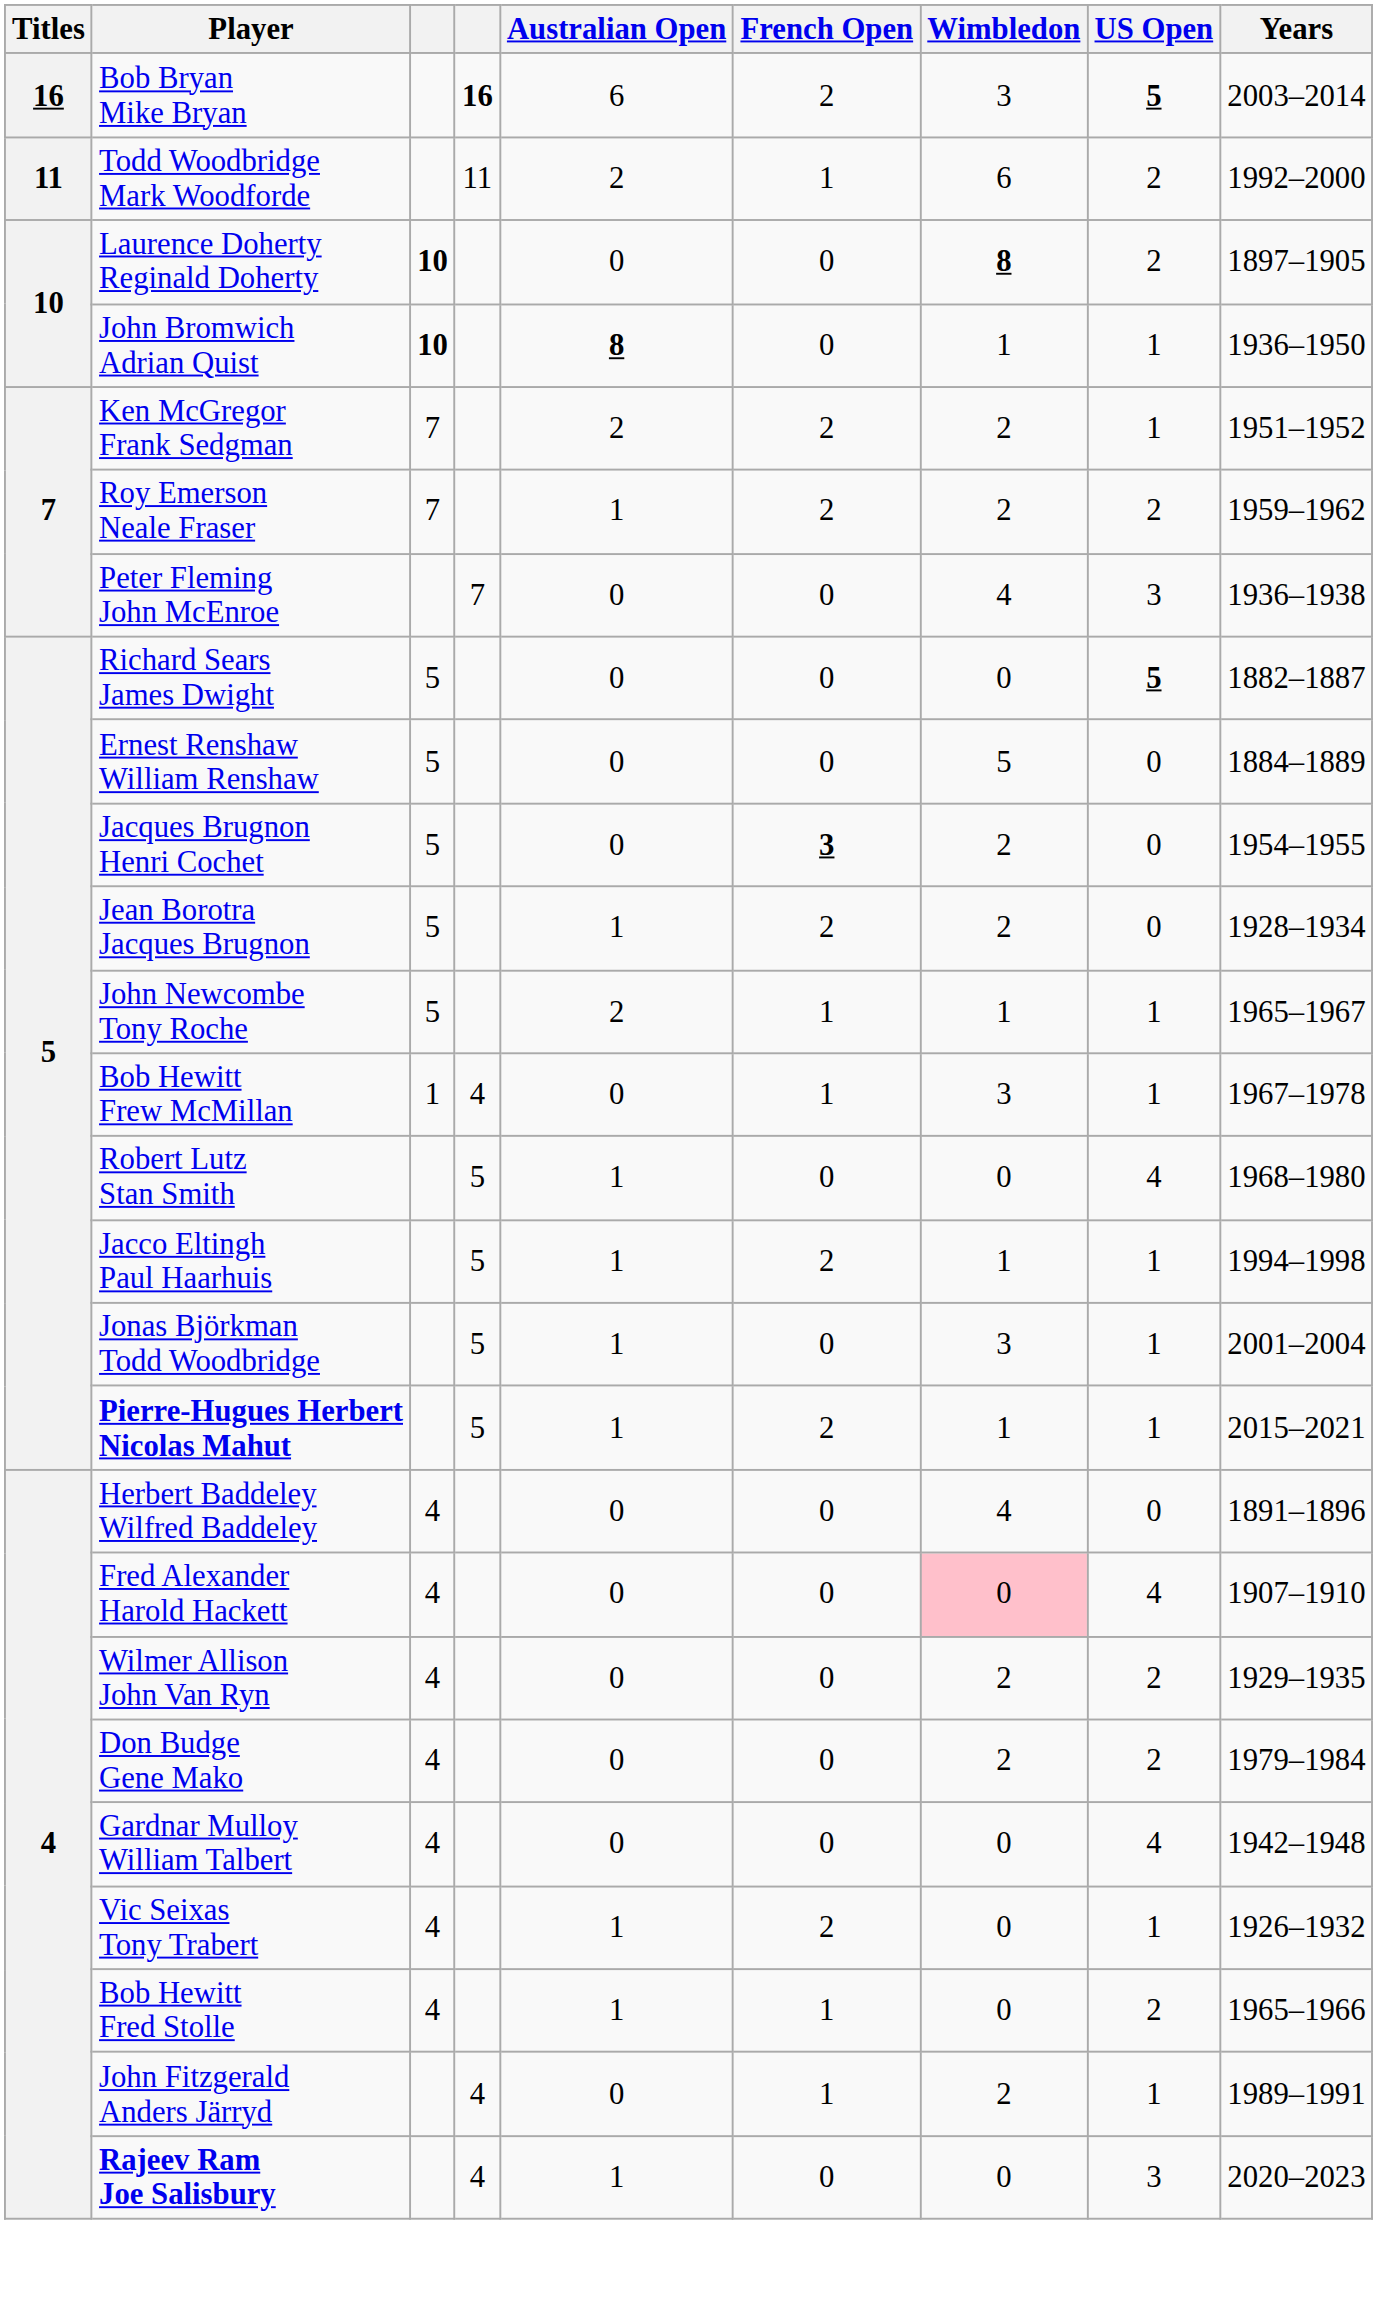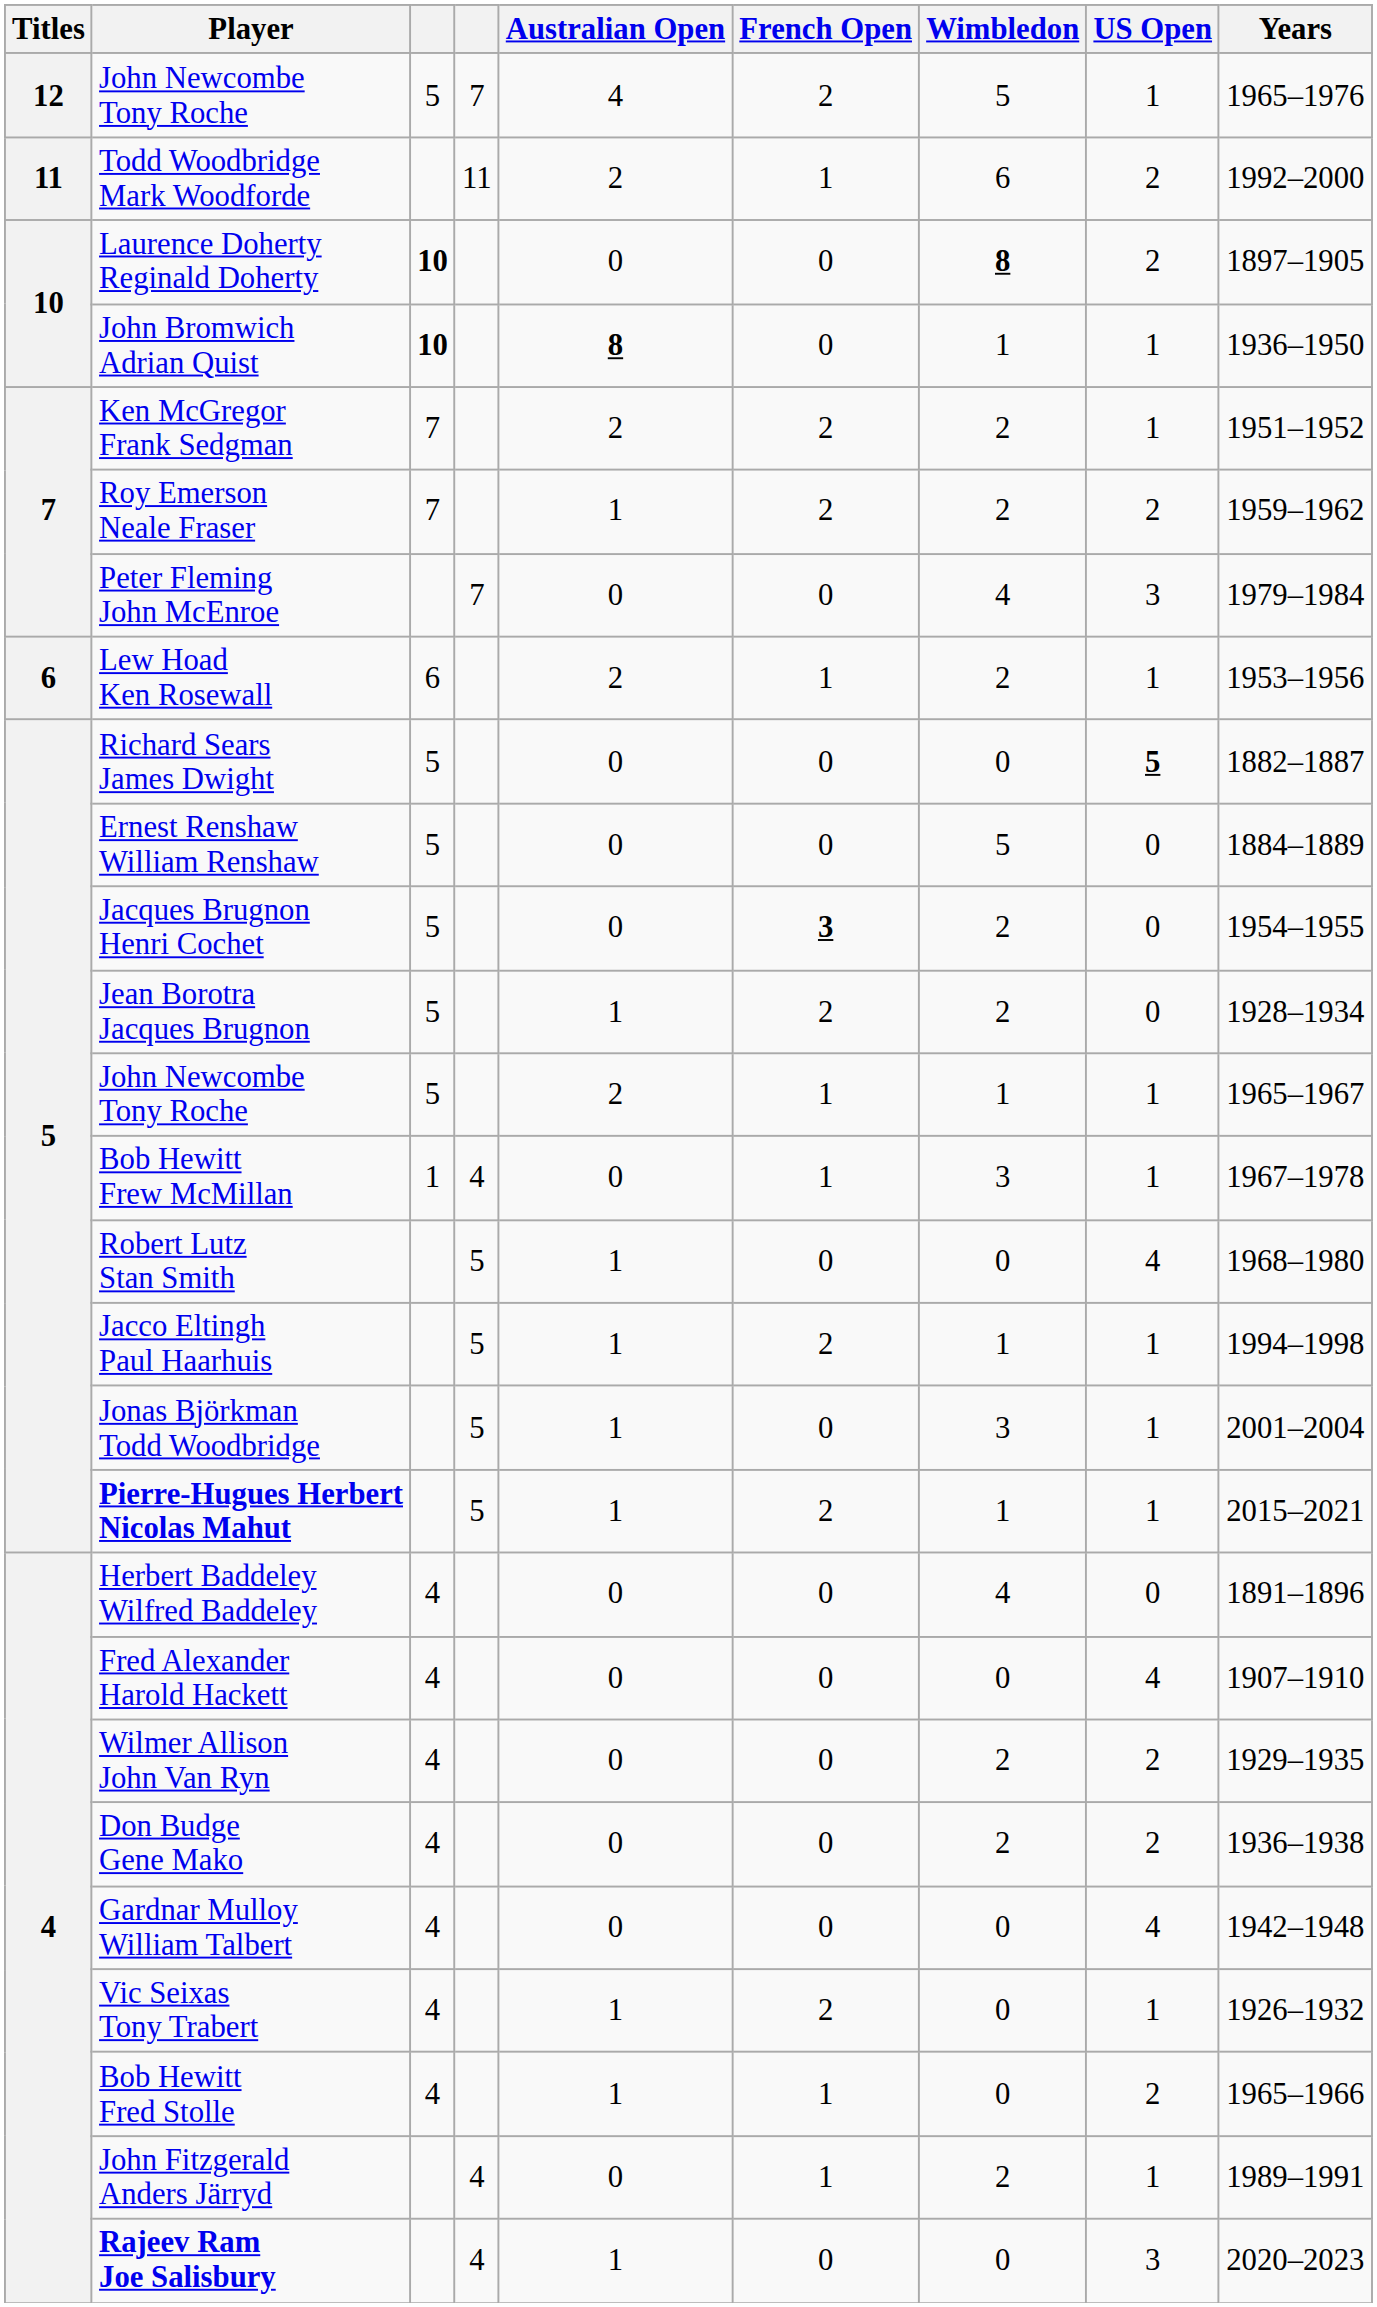- row: (48, 94)
+ row: (48, 94)
(1296, 594) 1936–1938 -> (1295, 594) 1979–1984
+ row: (48, 677)
(1004, 1593) pink background -> (1003, 1677) no background
(1296, 1760) 1979–1984 -> (1295, 1843) 1936–1938
